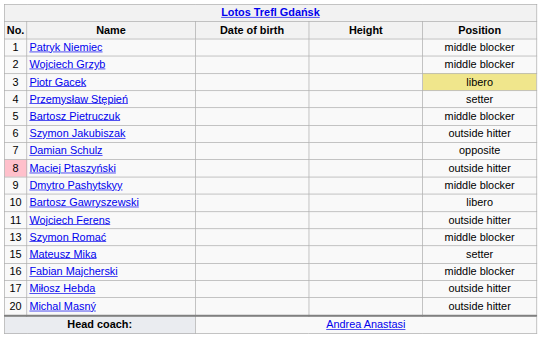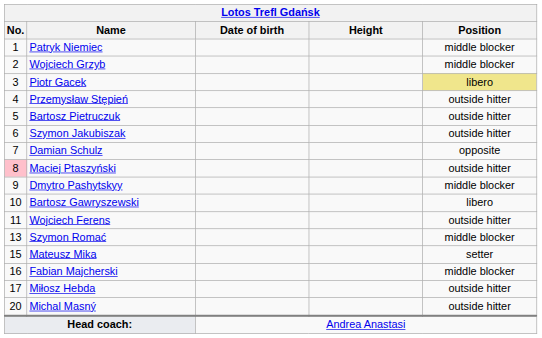(480, 99) setter -> (480, 99) outside hitter
(480, 116) middle blocker -> (480, 116) outside hitter
